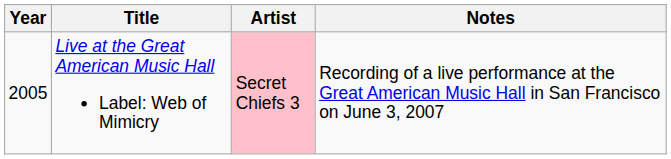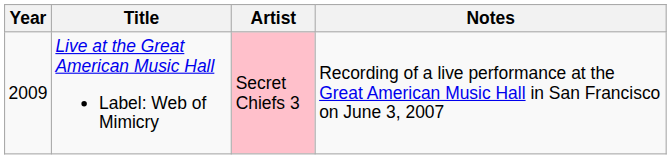(28, 92) 2005 -> (28, 92) 2009
